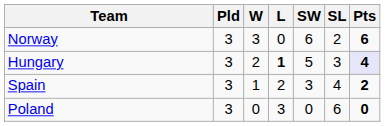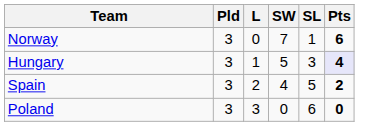- column: (256, 16)
(309, 39) 6 -> (284, 39) 7
(337, 39) 2 -> (312, 39) 1
(281, 62) bold -> (256, 62) normal
(309, 86) 3 -> (284, 86) 4
(337, 86) 4 -> (312, 86) 5
